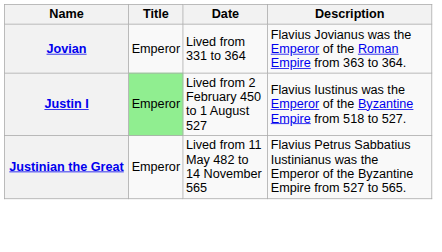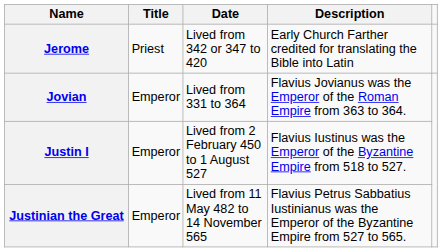+ row: (67, 48)
(156, 104) lightgreen background -> (156, 152) no background
